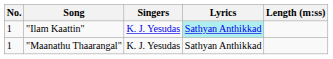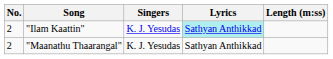(9, 29) 1 -> (9, 29) 2
(9, 46) 1 -> (9, 46) 2
